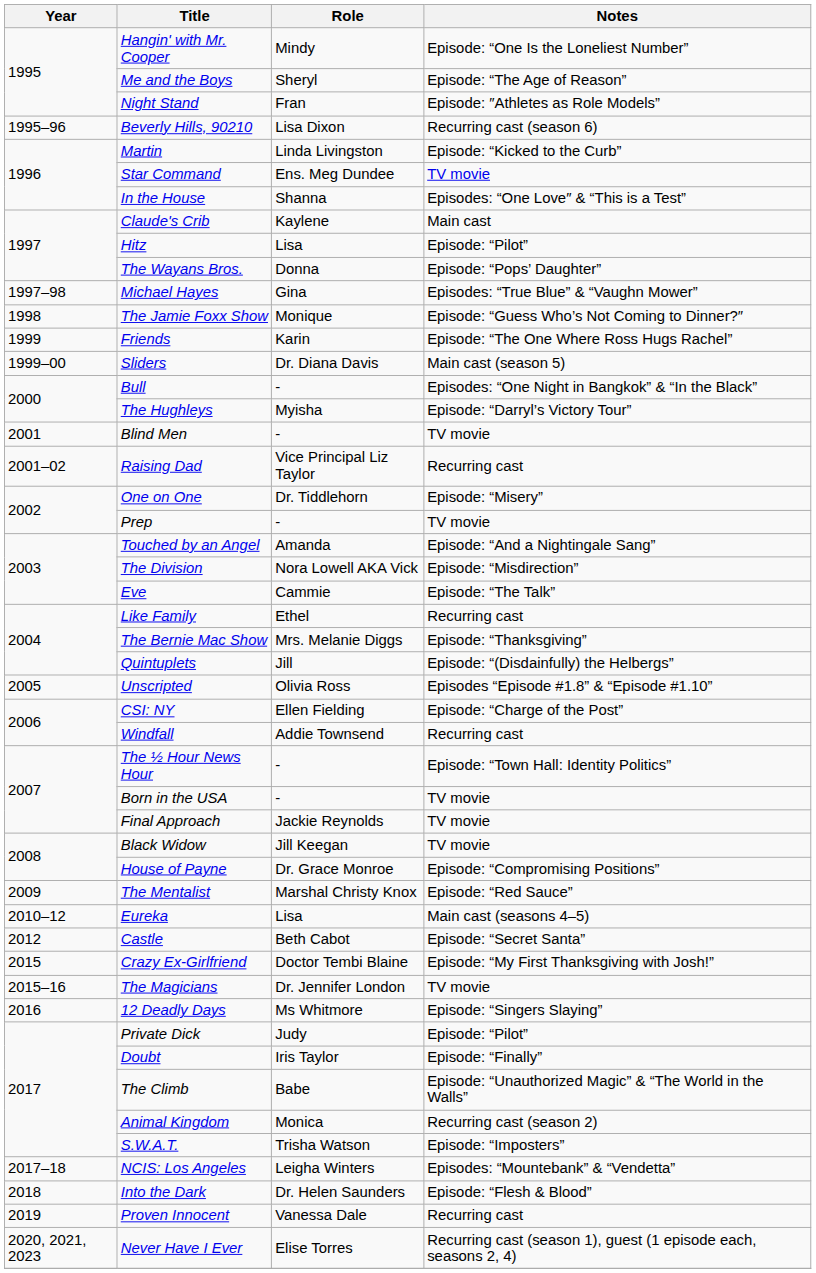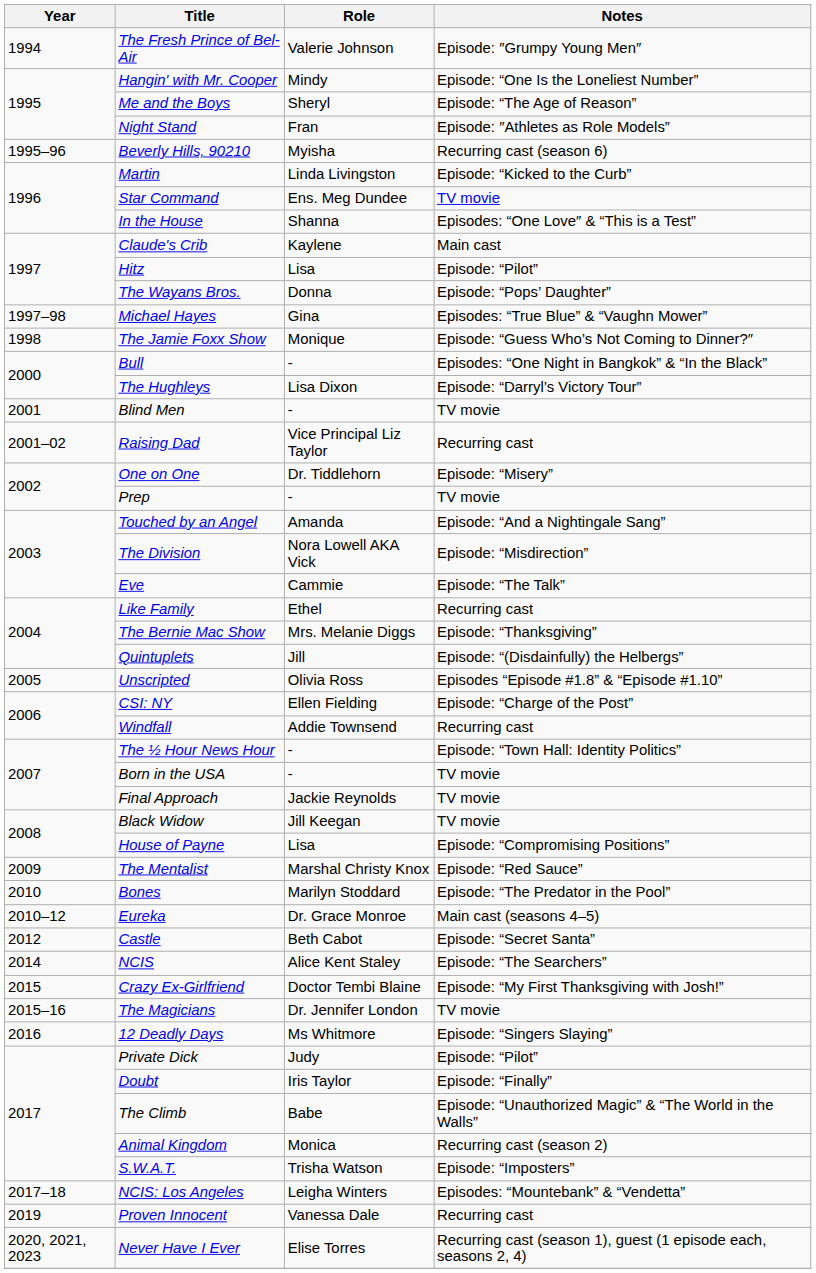+ row: (199, 48)
(310, 127) Lisa Dixon -> (311, 151) Myisha
- row: (146, 339)
- row: (144, 363)
(299, 410) Myisha -> (323, 387) Lisa Dixon
(334, 868) Dr. Grace Monroe -> (301, 845) Lisa
+ row: (140, 892)
(289, 916) Lisa -> (347, 916) Dr. Grace Monroe
+ row: (136, 963)
- row: (163, 1192)
